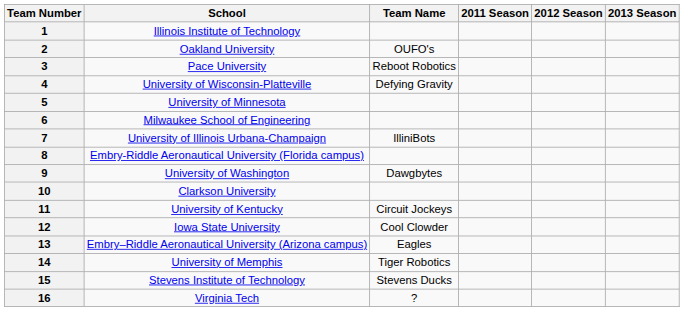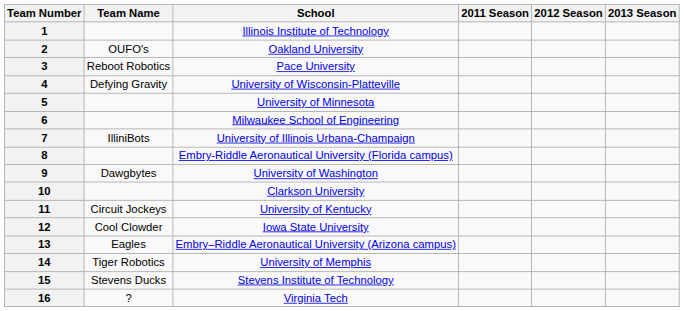columns swapped: (227, 13) <-> (414, 13)
